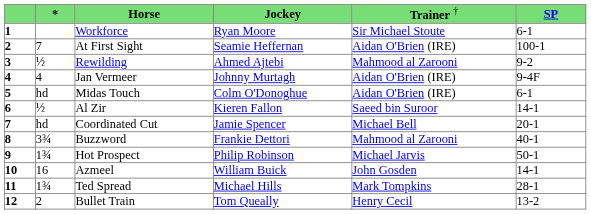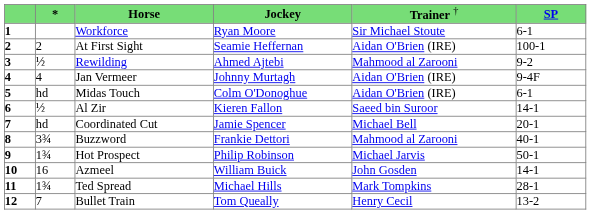(39, 46) 7 -> (39, 46) 2
(39, 201) 2 -> (39, 201) 7
